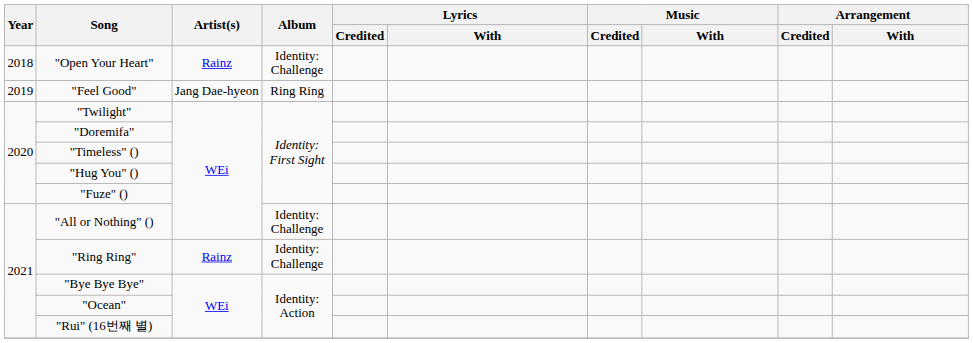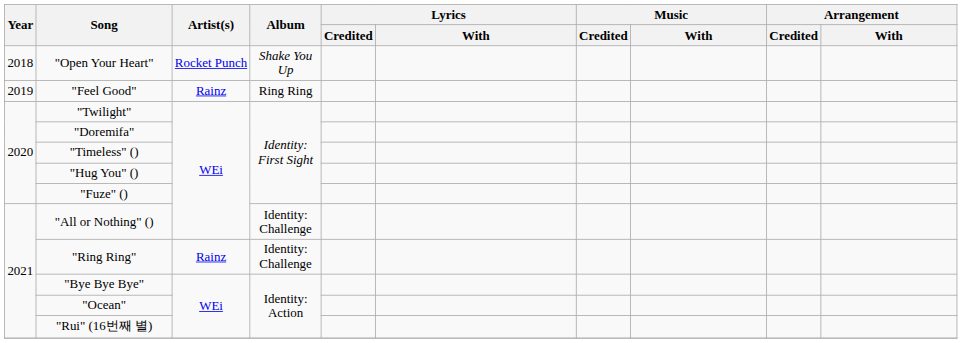(217, 63) Rainz -> (211, 63) Rocket Punch
(297, 63) Identity: Challenge -> (286, 63) Shake You Up
(217, 91) Jang Dae-hyeon -> (211, 91) Rainz
